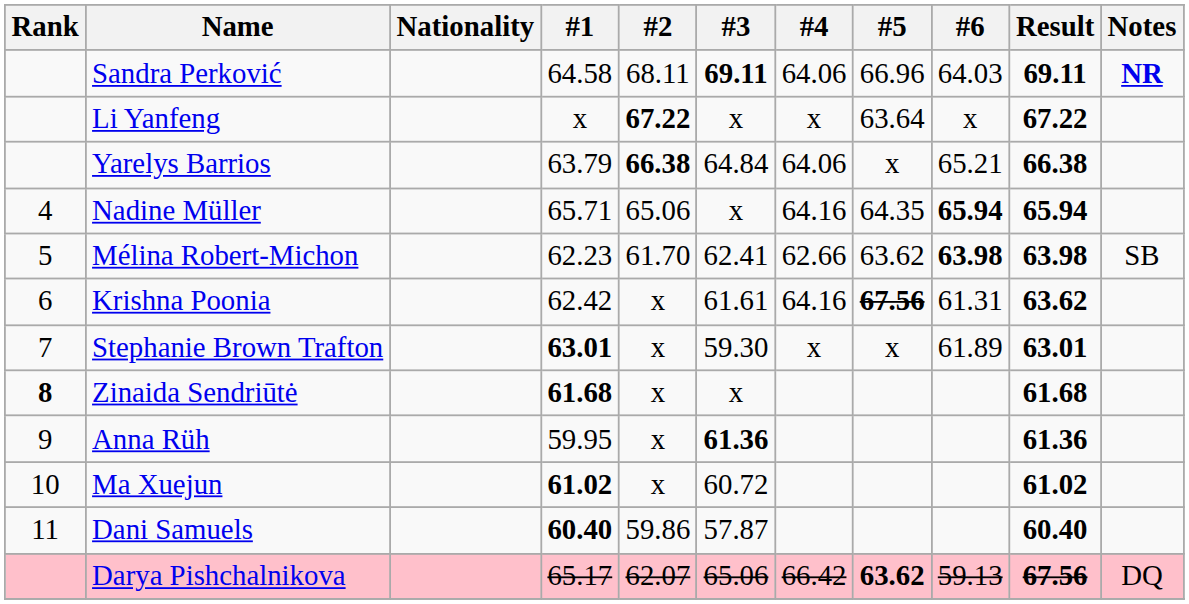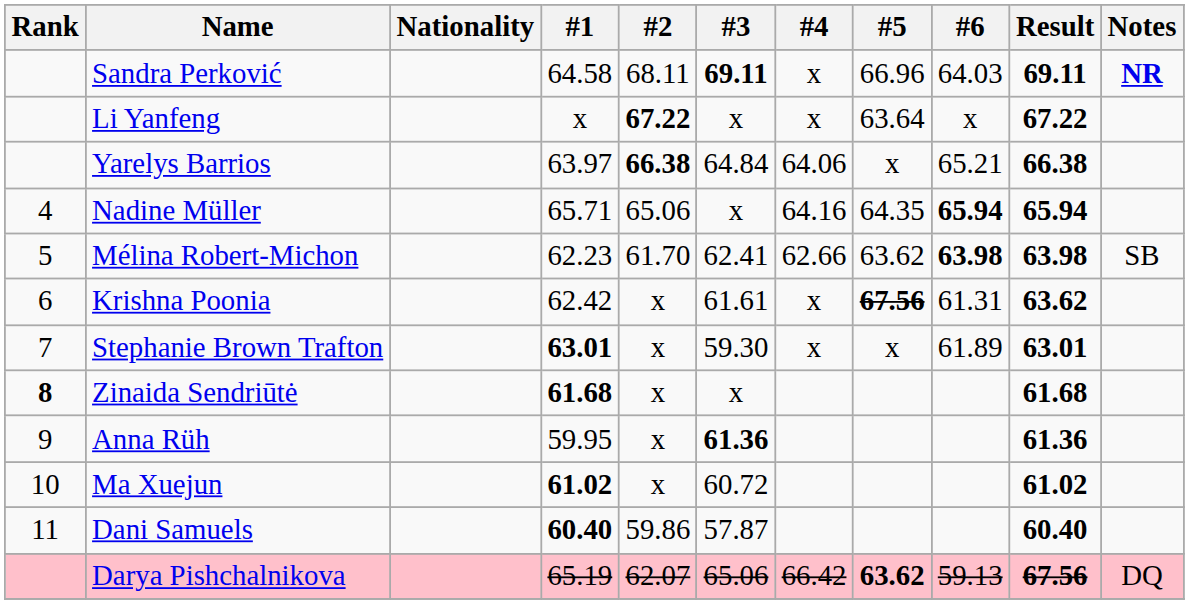(814, 73) 64.06 -> (814, 73) x
(580, 164) 63.79 -> (580, 164) 63.97
(814, 301) 64.16 -> (814, 301) x
(580, 575) 65.17 -> (580, 575) 65.19
